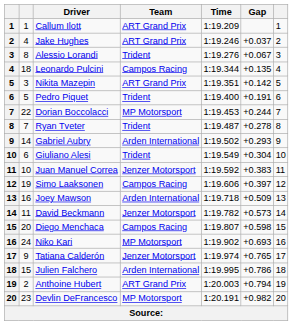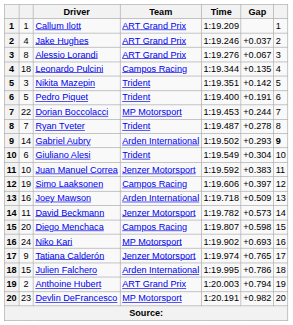(136, 54) Trident -> (154, 54) ART Grand Prix
(154, 83) ART Grand Prix -> (136, 83) Trident
(278, 140) normal -> (278, 140) bold
